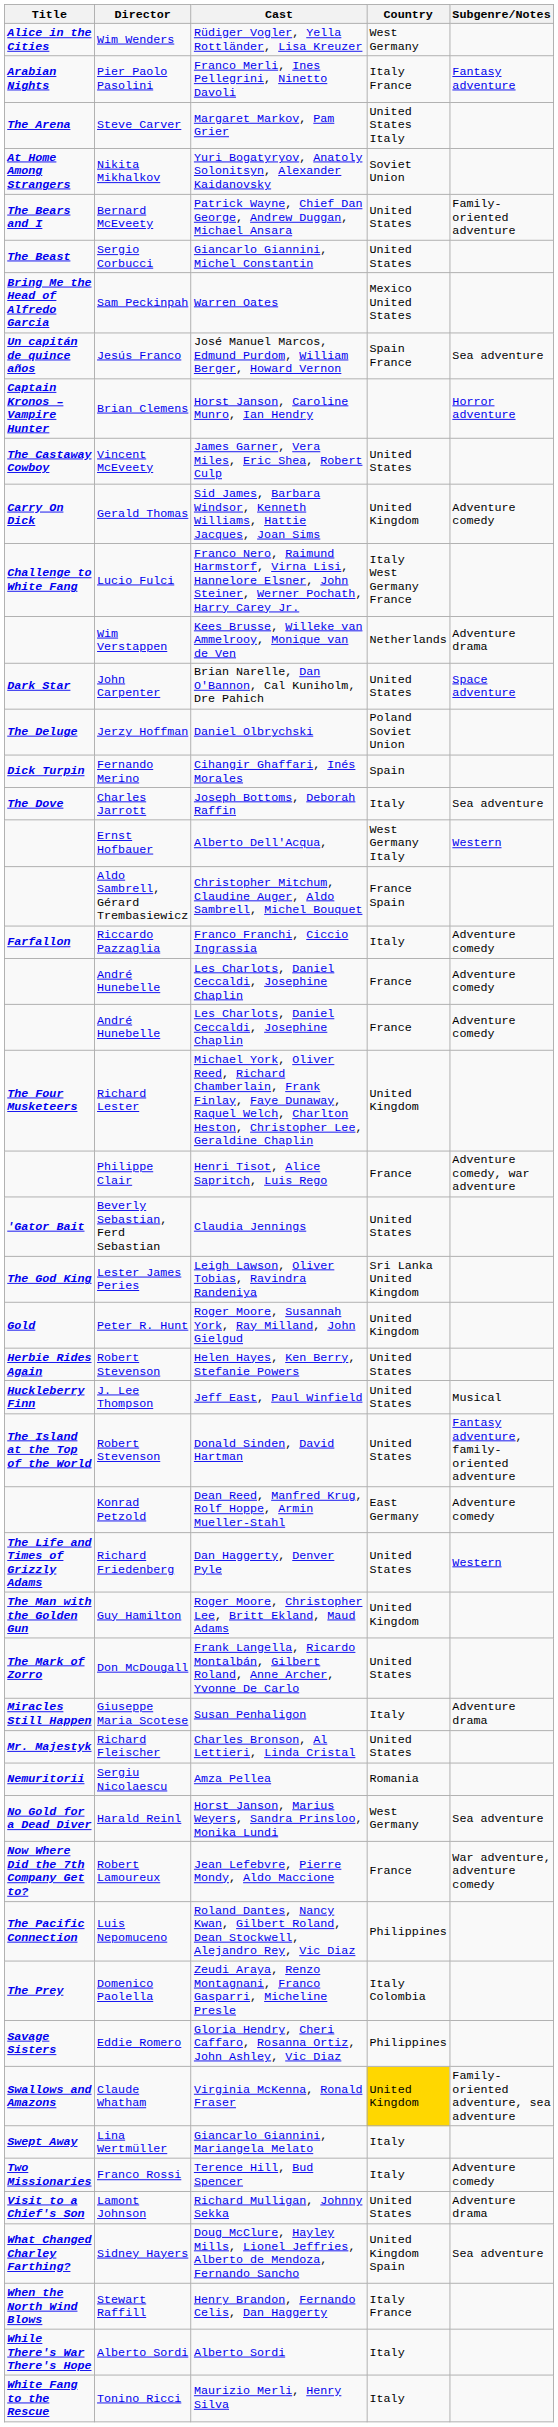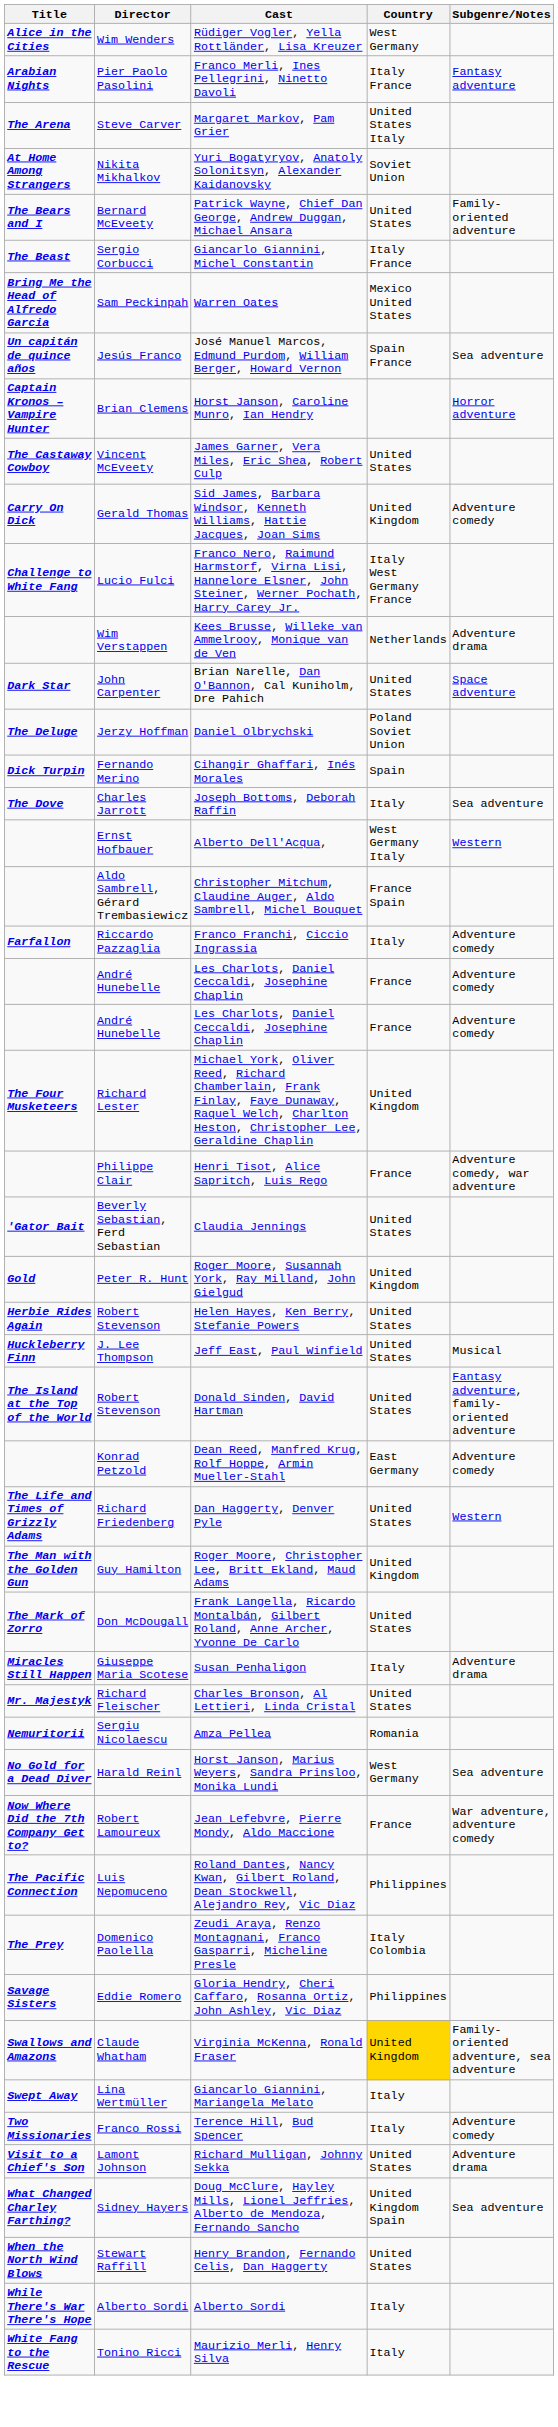(391, 257) United States -> (391, 257) Italy France
- row: (139, 1279)
(391, 2306) Italy France -> (391, 2260) United States
